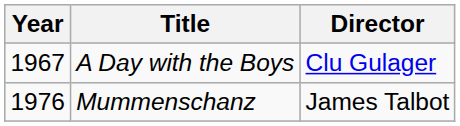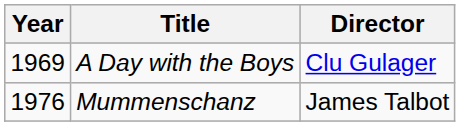(38, 62) 1967 -> (38, 62) 1969
